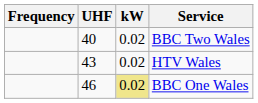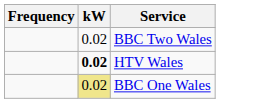- column: (97, 16)
(132, 62) normal -> (94, 62) bold
